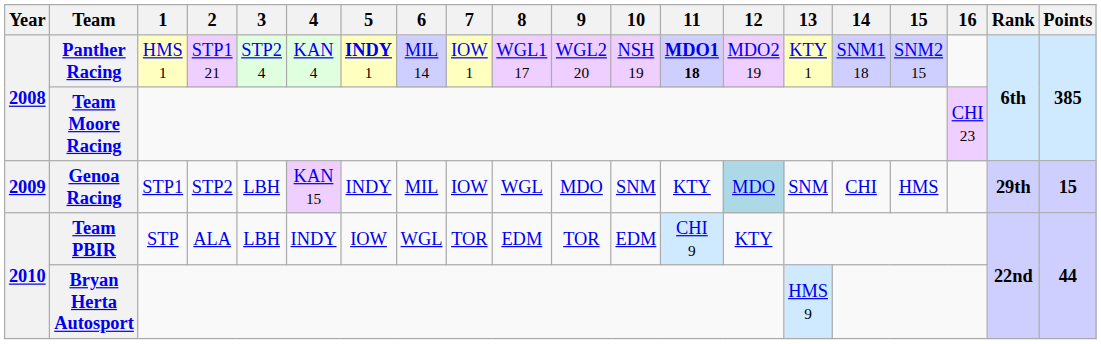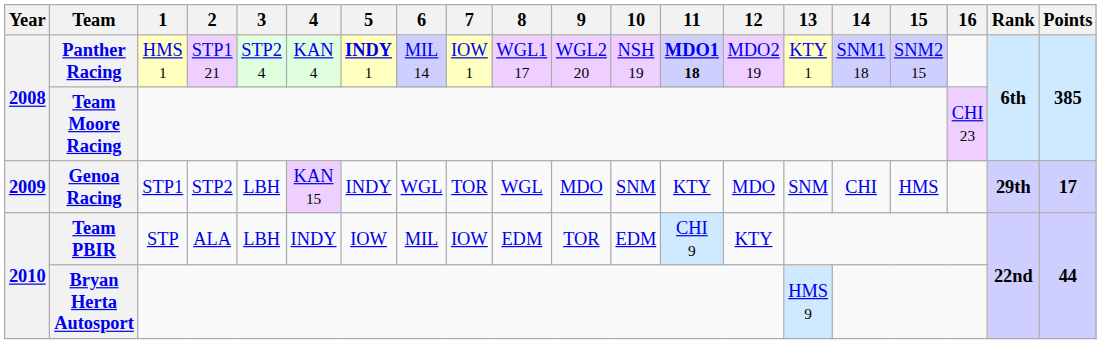(422, 187) MIL -> (422, 187) WGL
(469, 187) IOW -> (469, 187) TOR
(754, 187) lightblue background -> (754, 187) no background
(1068, 187) 15 -> (1068, 187) 17
(422, 239) WGL -> (422, 239) MIL
(469, 239) TOR -> (469, 239) IOW
